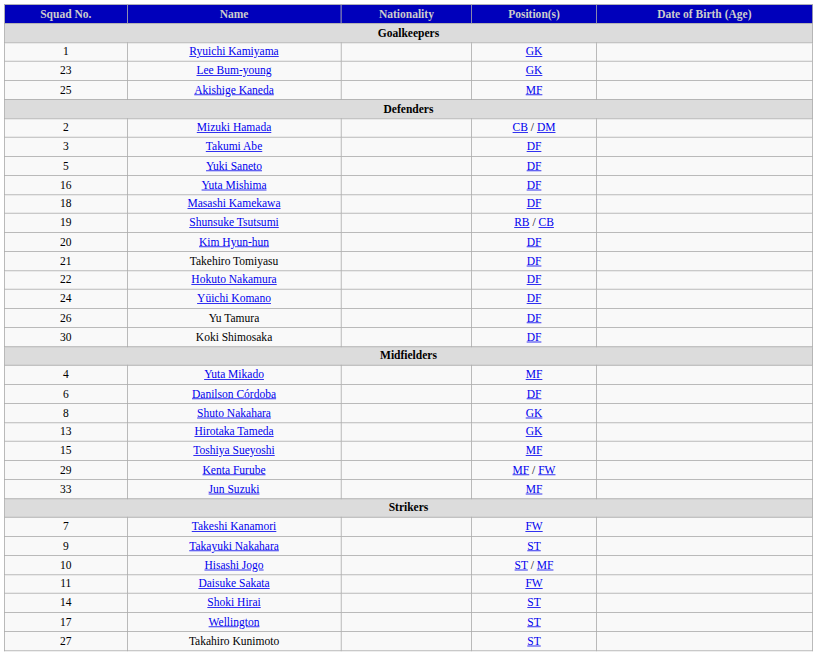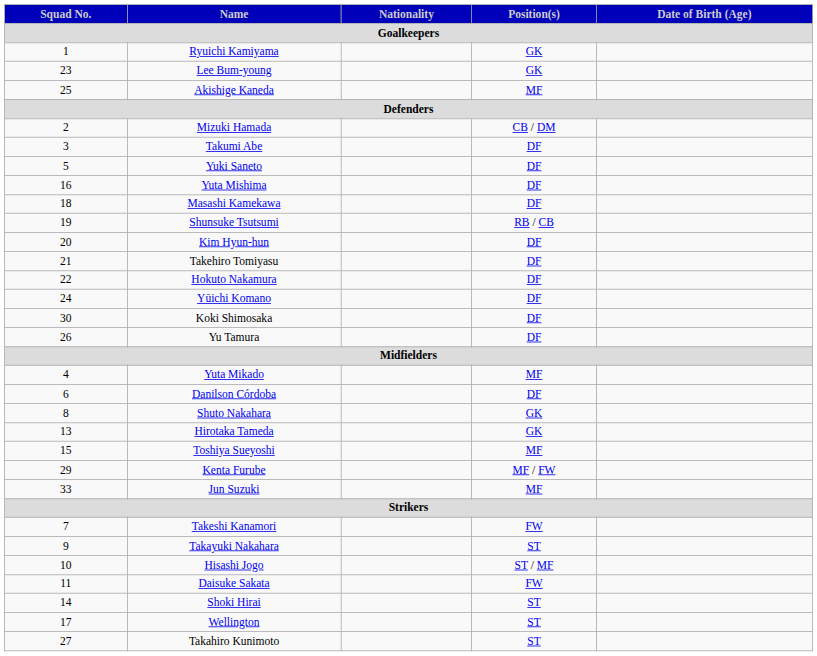rows swapped: (234, 318) <-> (234, 337)
